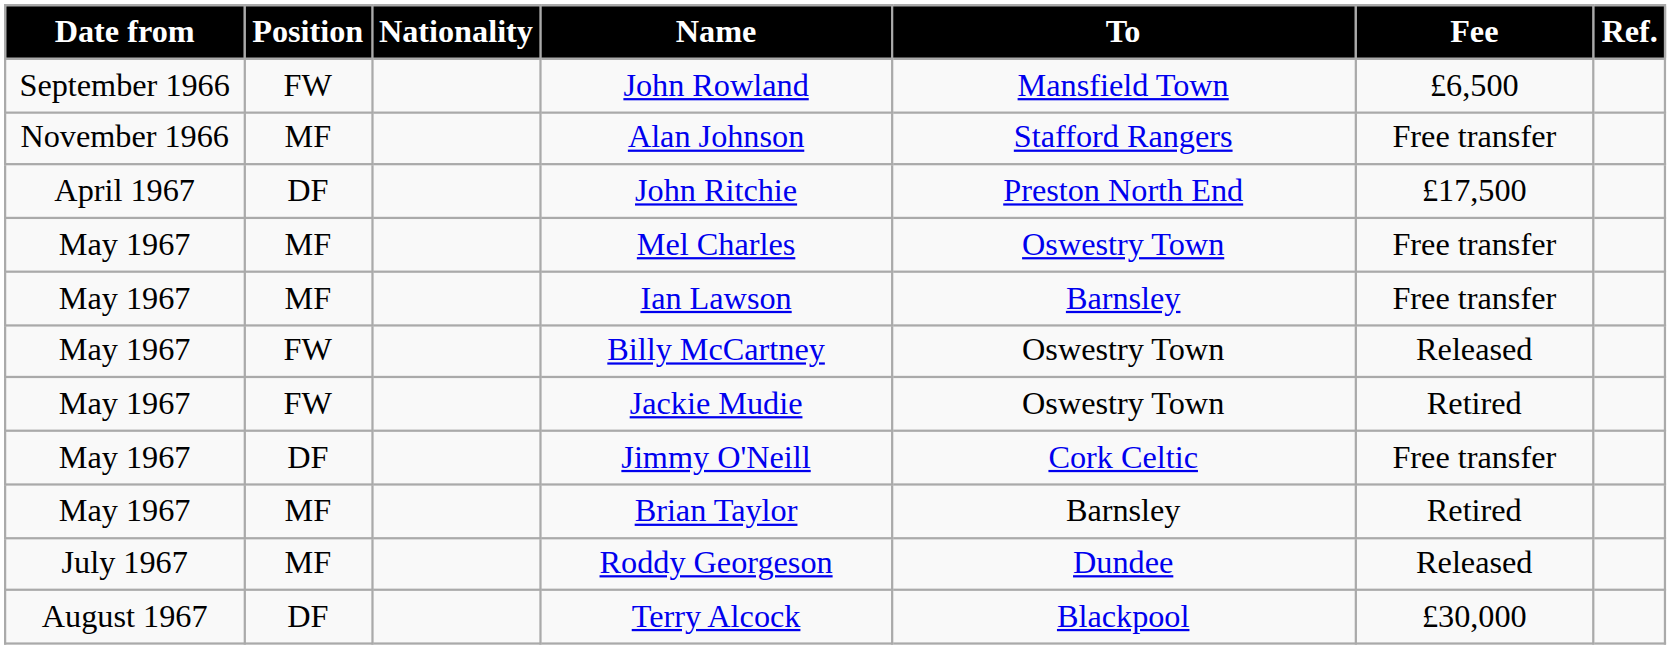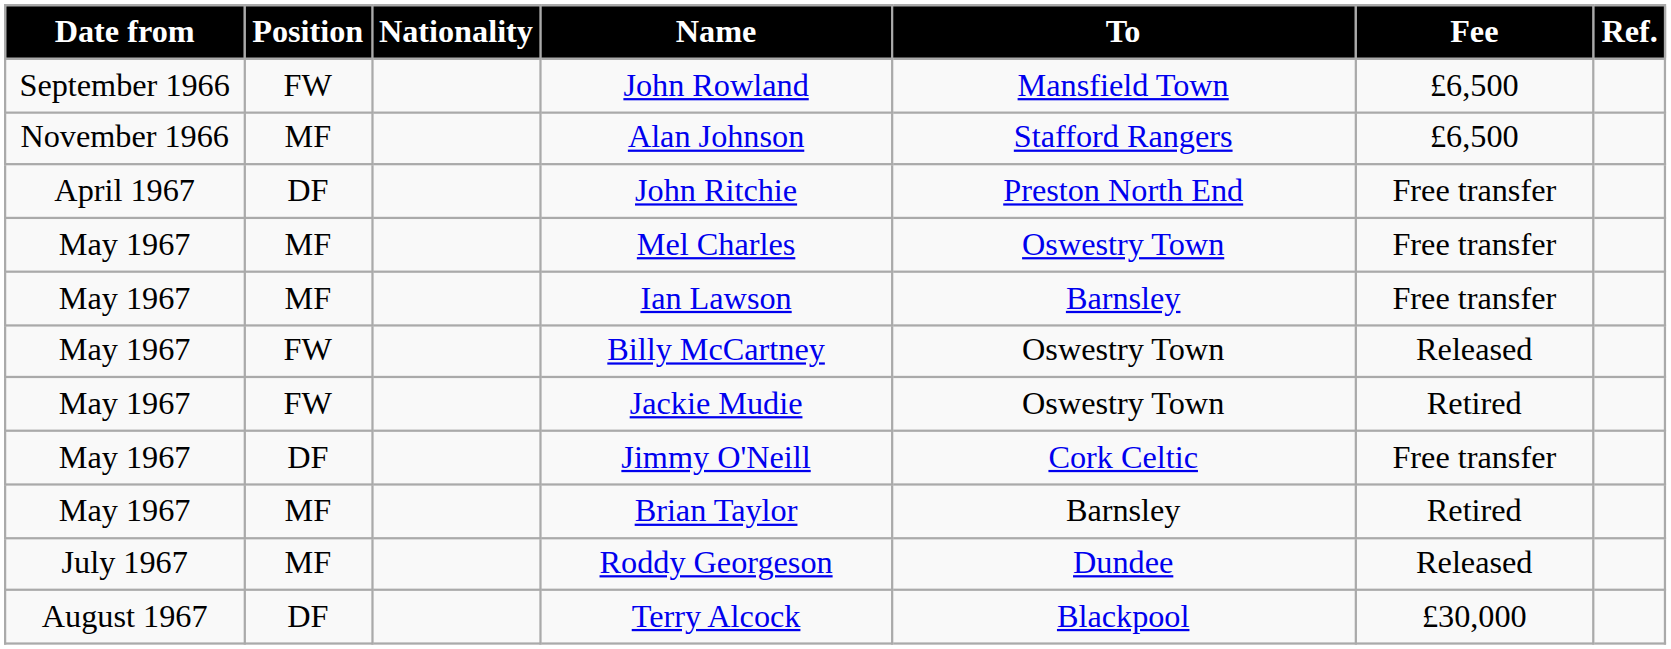(1474, 137) Free transfer -> (1474, 137) £6,500
(1474, 191) £17,500 -> (1474, 191) Free transfer
